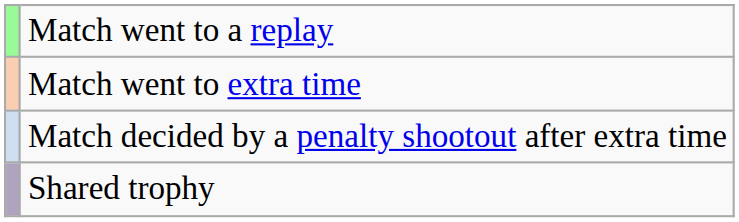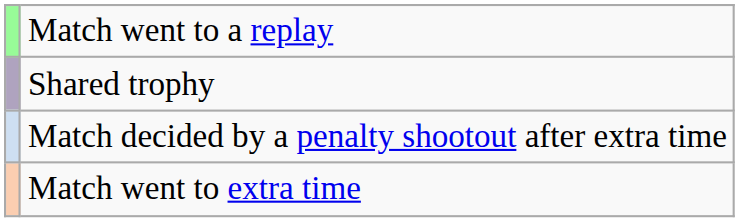rows swapped: (194, 83) <-> (121, 188)
